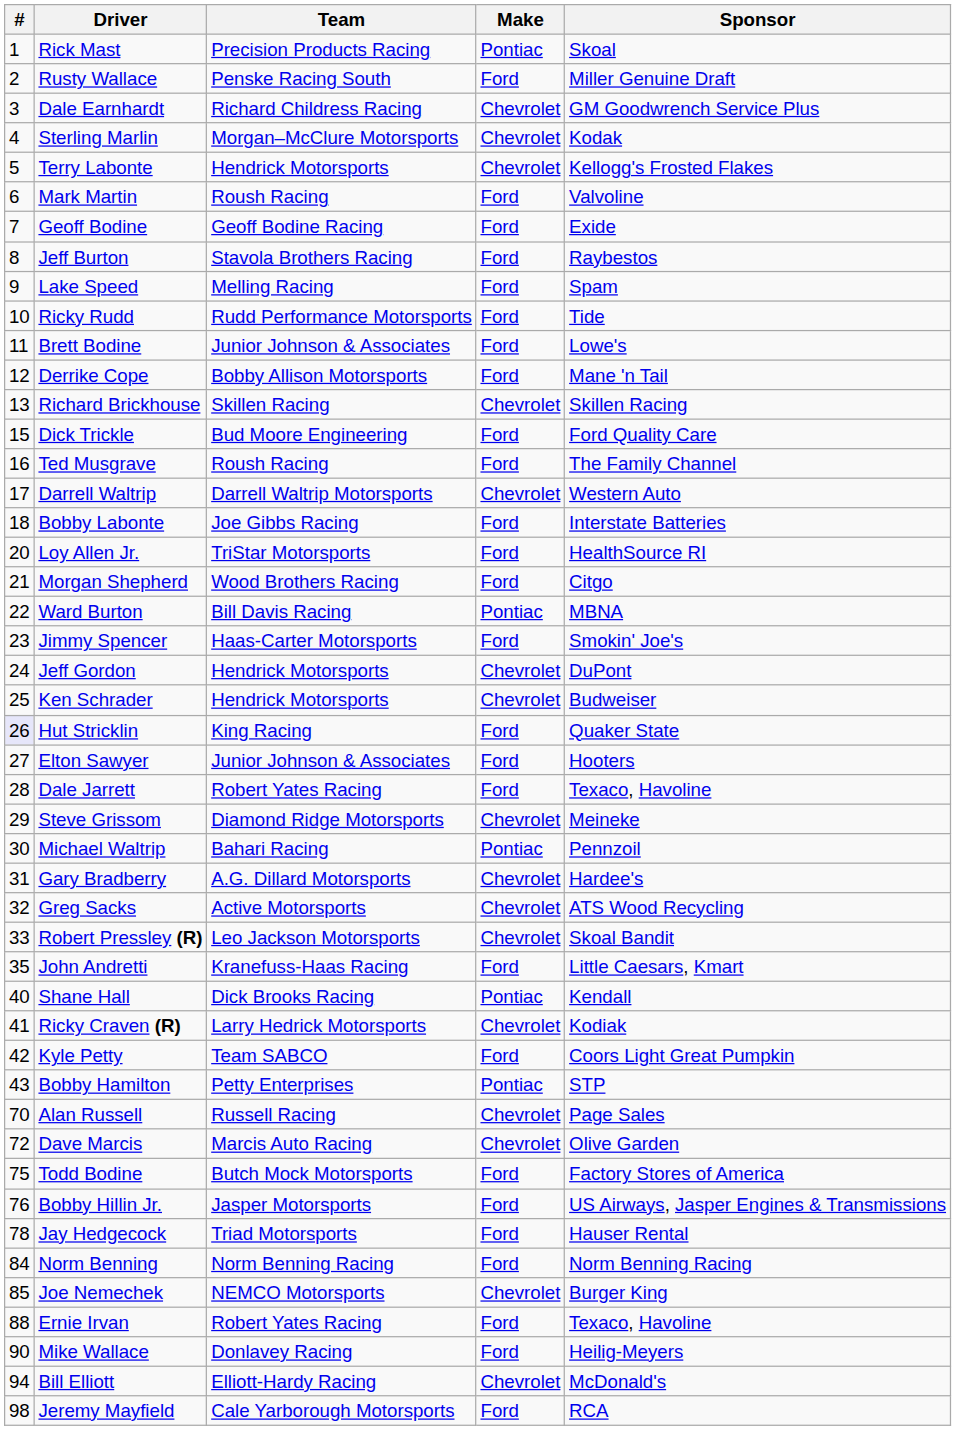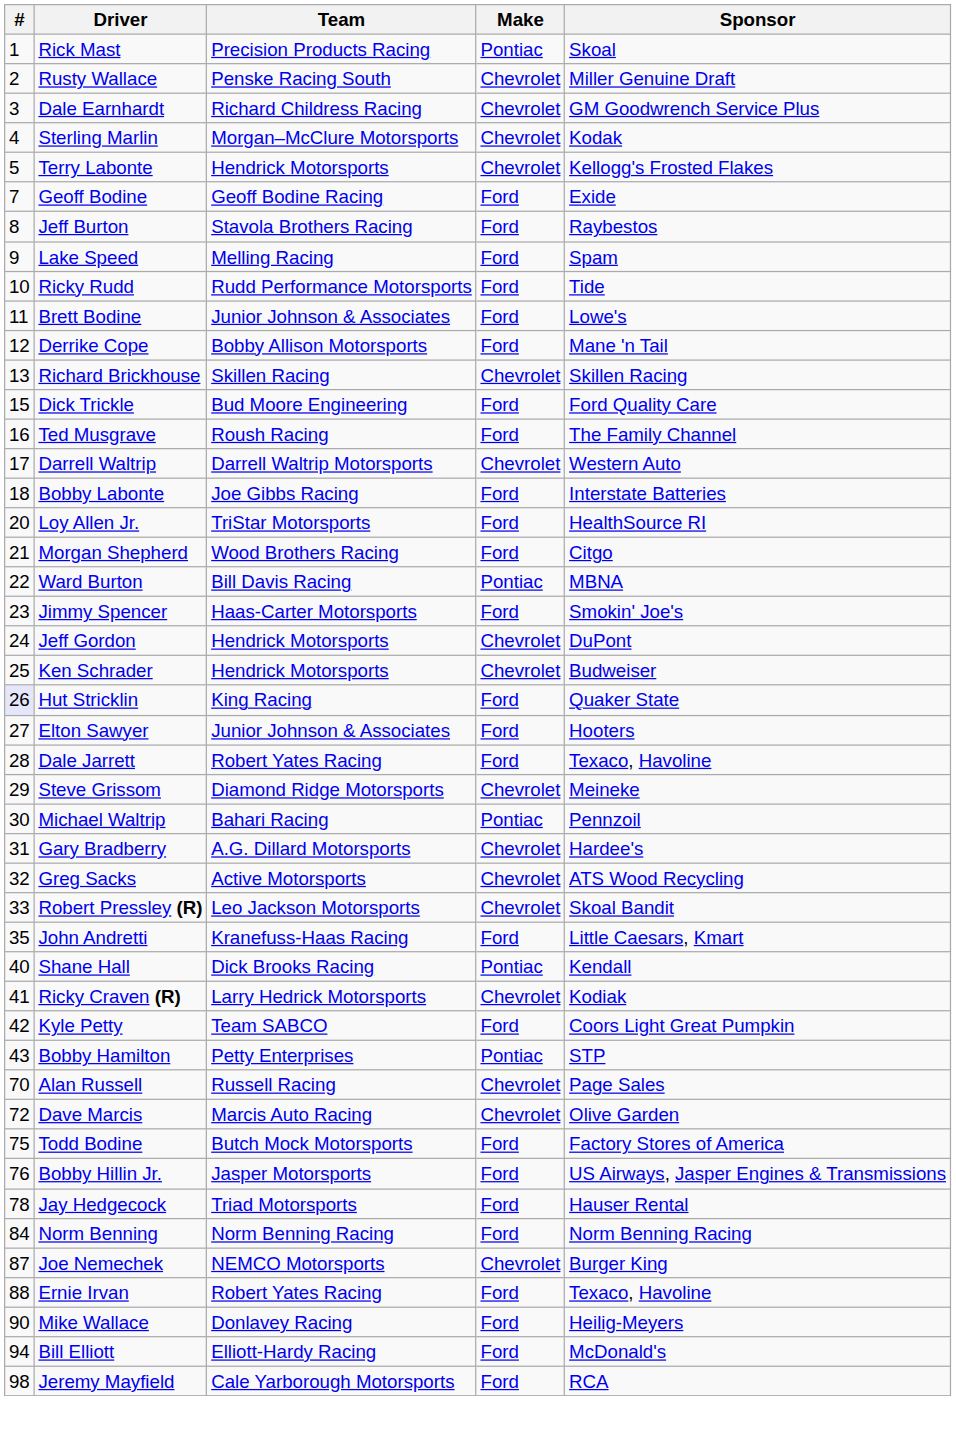(500, 79) Ford -> (520, 79) Chevrolet
- row: (88, 197)
(19, 1292) 85 -> (19, 1263) 87
(520, 1381) Chevrolet -> (500, 1351) Ford
